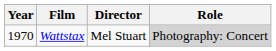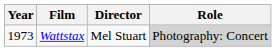(21, 35) 1970 -> (21, 35) 1973
